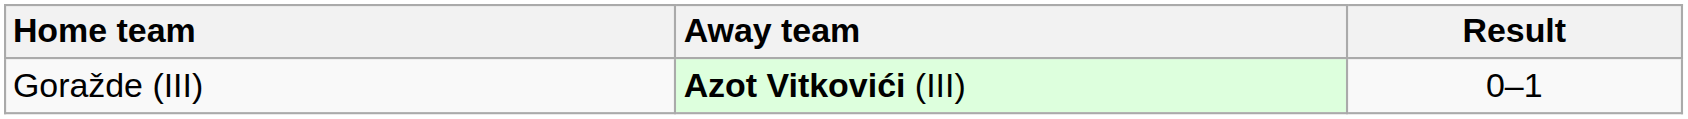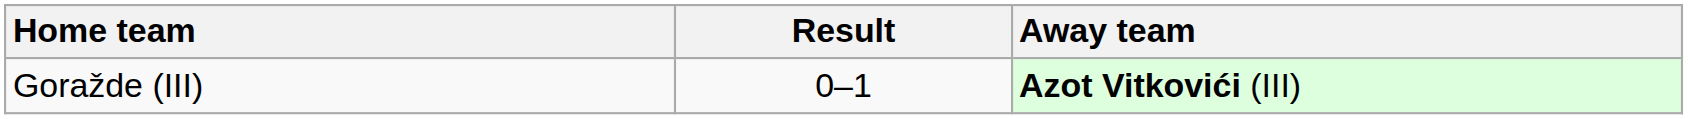columns swapped: (772, 31) <-> (1514, 31)
